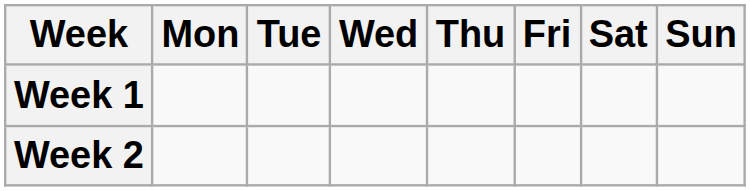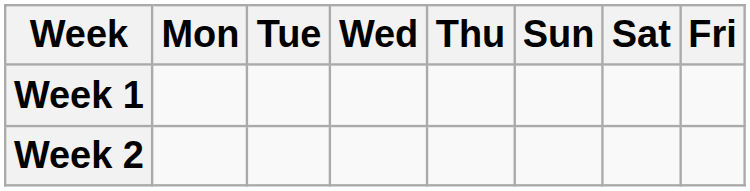columns swapped: (547, 34) <-> (701, 34)
